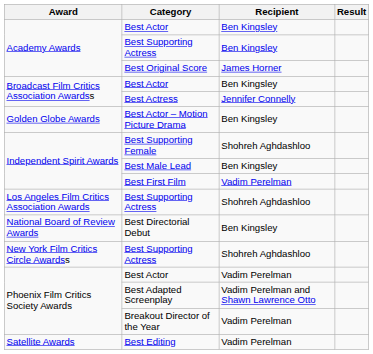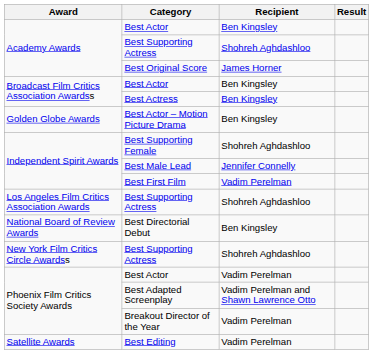(249, 47) Ben Kingsley -> (266, 47) Shohreh Aghdashloo
(258, 99) Jennifer Connelly -> (249, 99) Ben Kingsley
(249, 166) Ben Kingsley -> (258, 166) Jennifer Connelly
